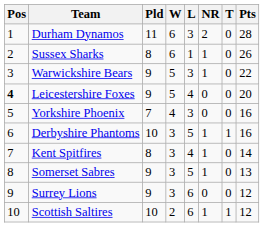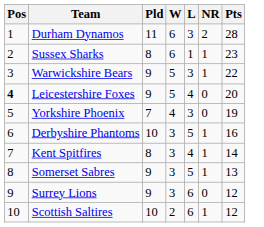- column: (229, 14)
(245, 53) 26 -> (231, 53) 23
(245, 113) 16 -> (231, 113) 19
